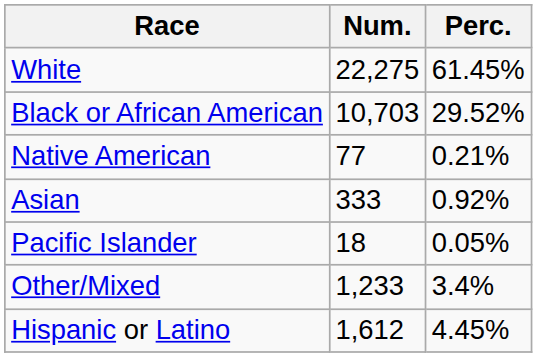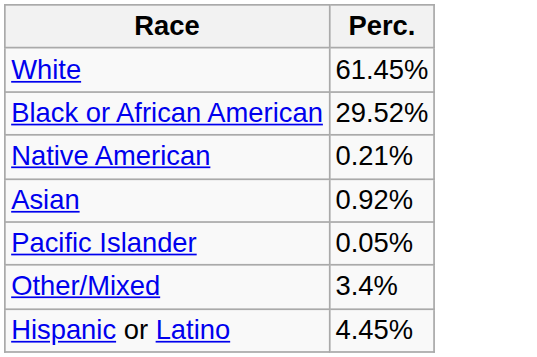- column: (377, 26)
